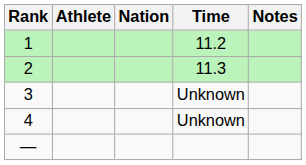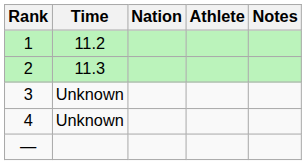columns swapped: (83, 17) <-> (211, 17)
